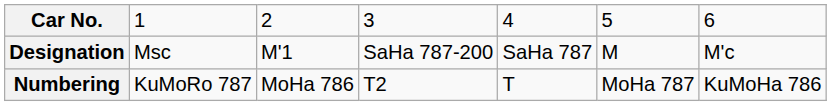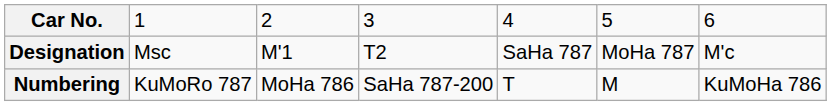(428, 52) SaHa 787-200 -> (375, 52) T2
(610, 52) M -> (648, 52) MoHa 787
(375, 84) T2 -> (428, 84) SaHa 787-200
(648, 84) MoHa 787 -> (610, 84) M
